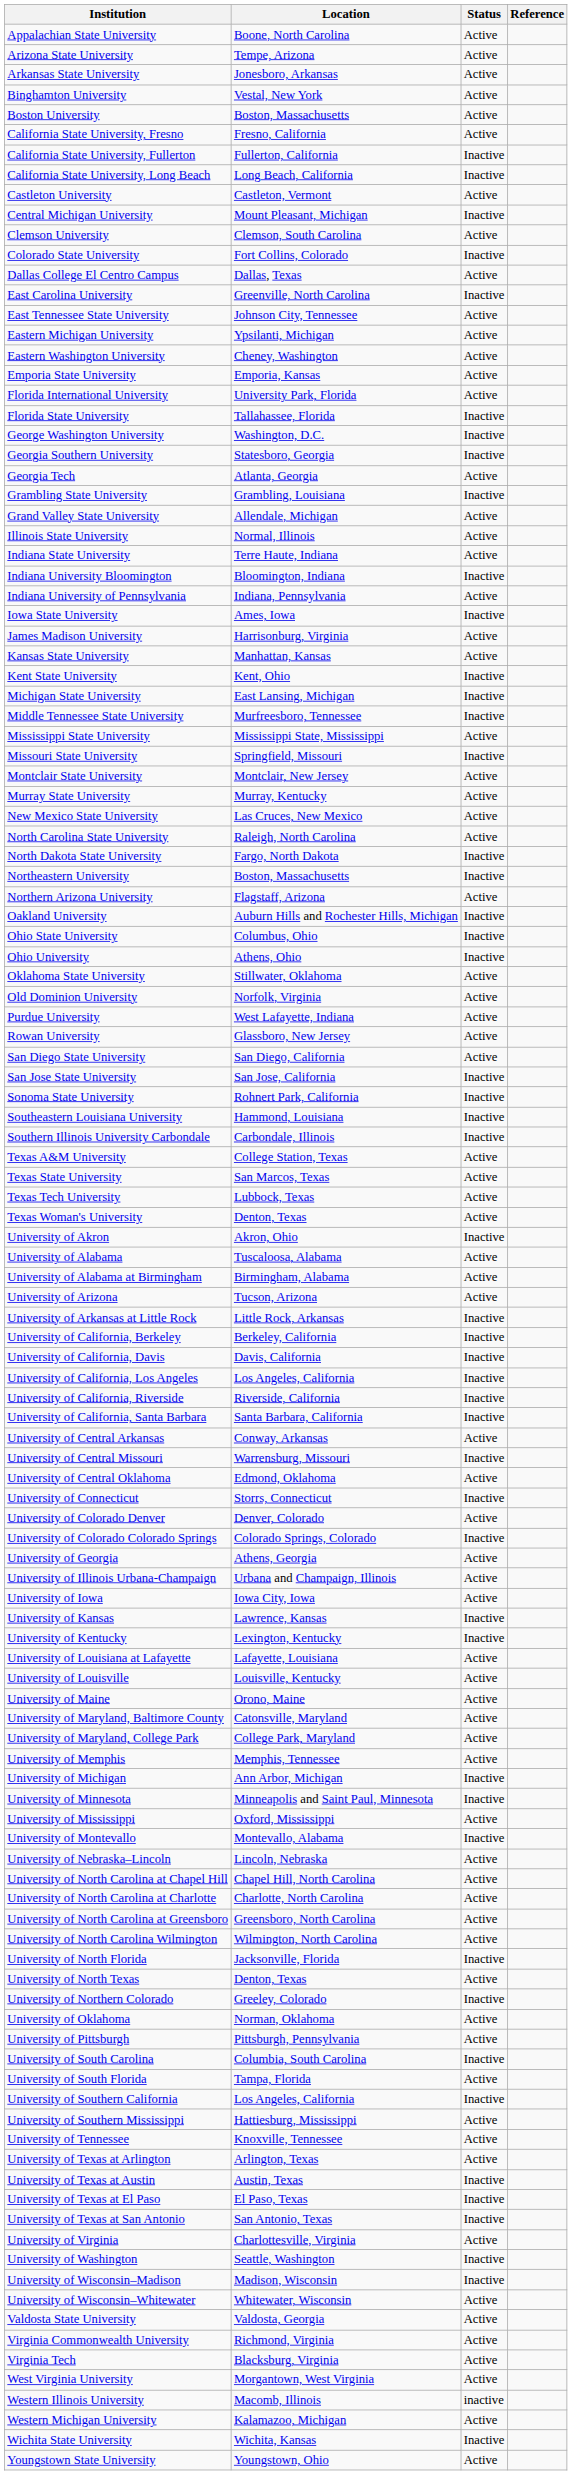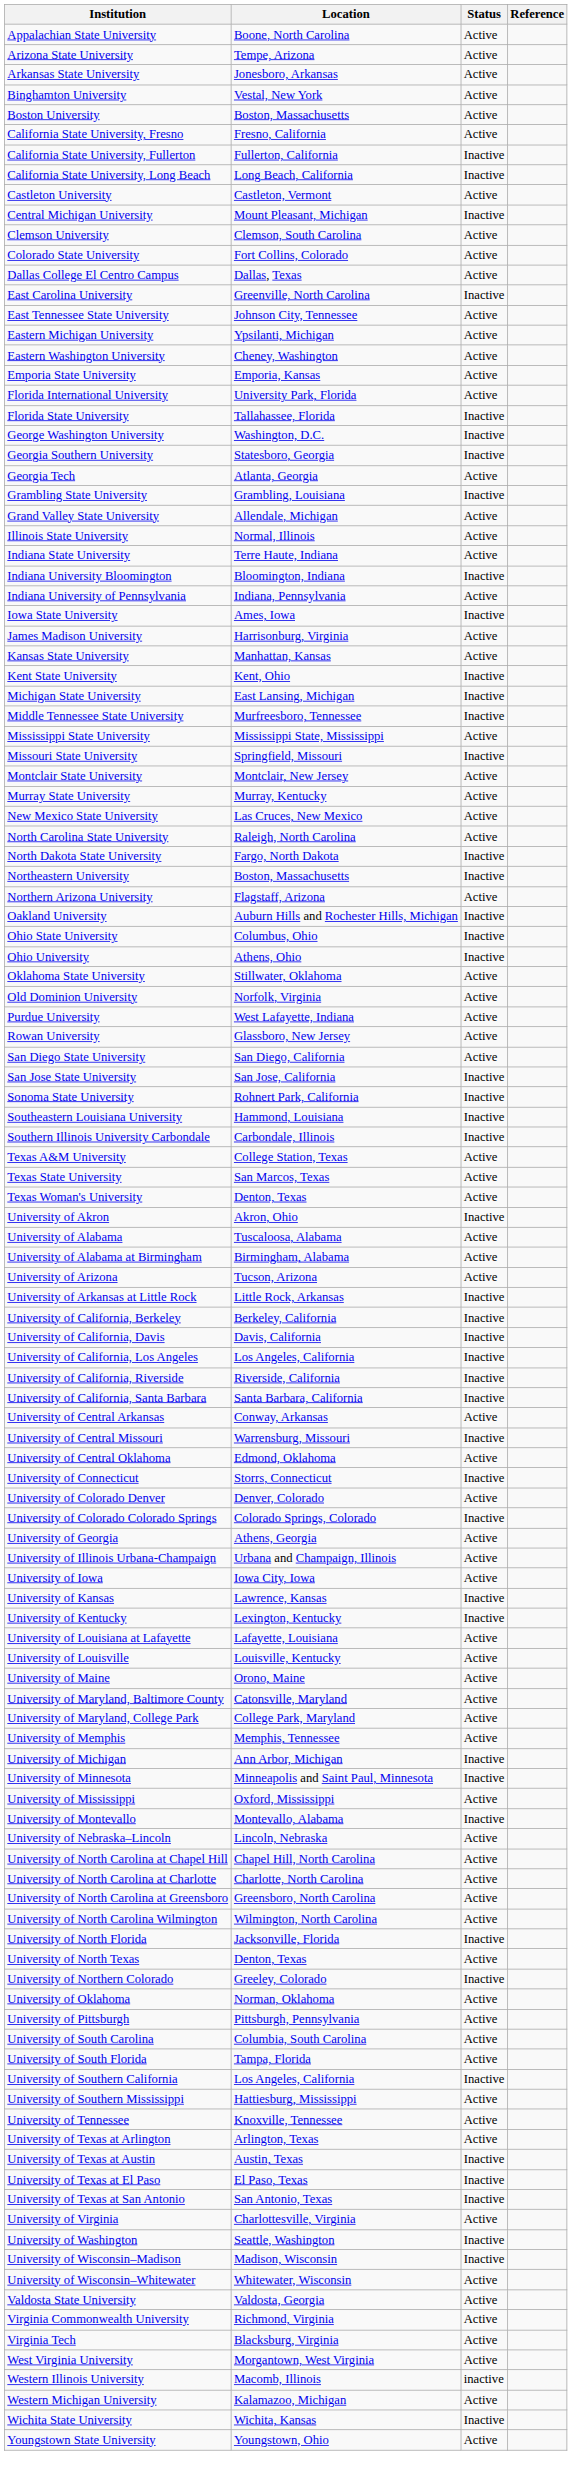(484, 255) Inactive -> (481, 255) Active
- row: (64, 1197)
(484, 2059) Inactive -> (481, 2039) Active
